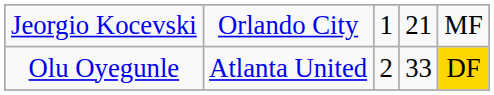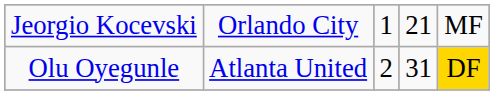(418, 68) 33 -> (418, 68) 31
